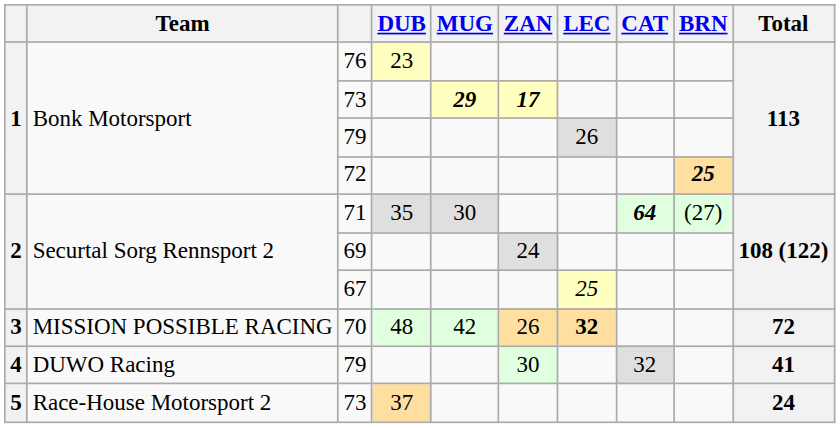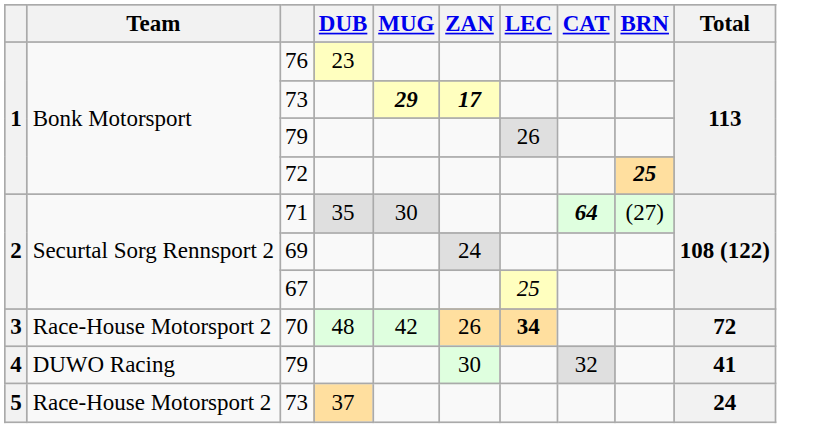(183, 326) MISSION POSSIBLE RACING -> (152, 326) Race-House Motorsport 2
(587, 326) 32 -> (528, 326) 34
